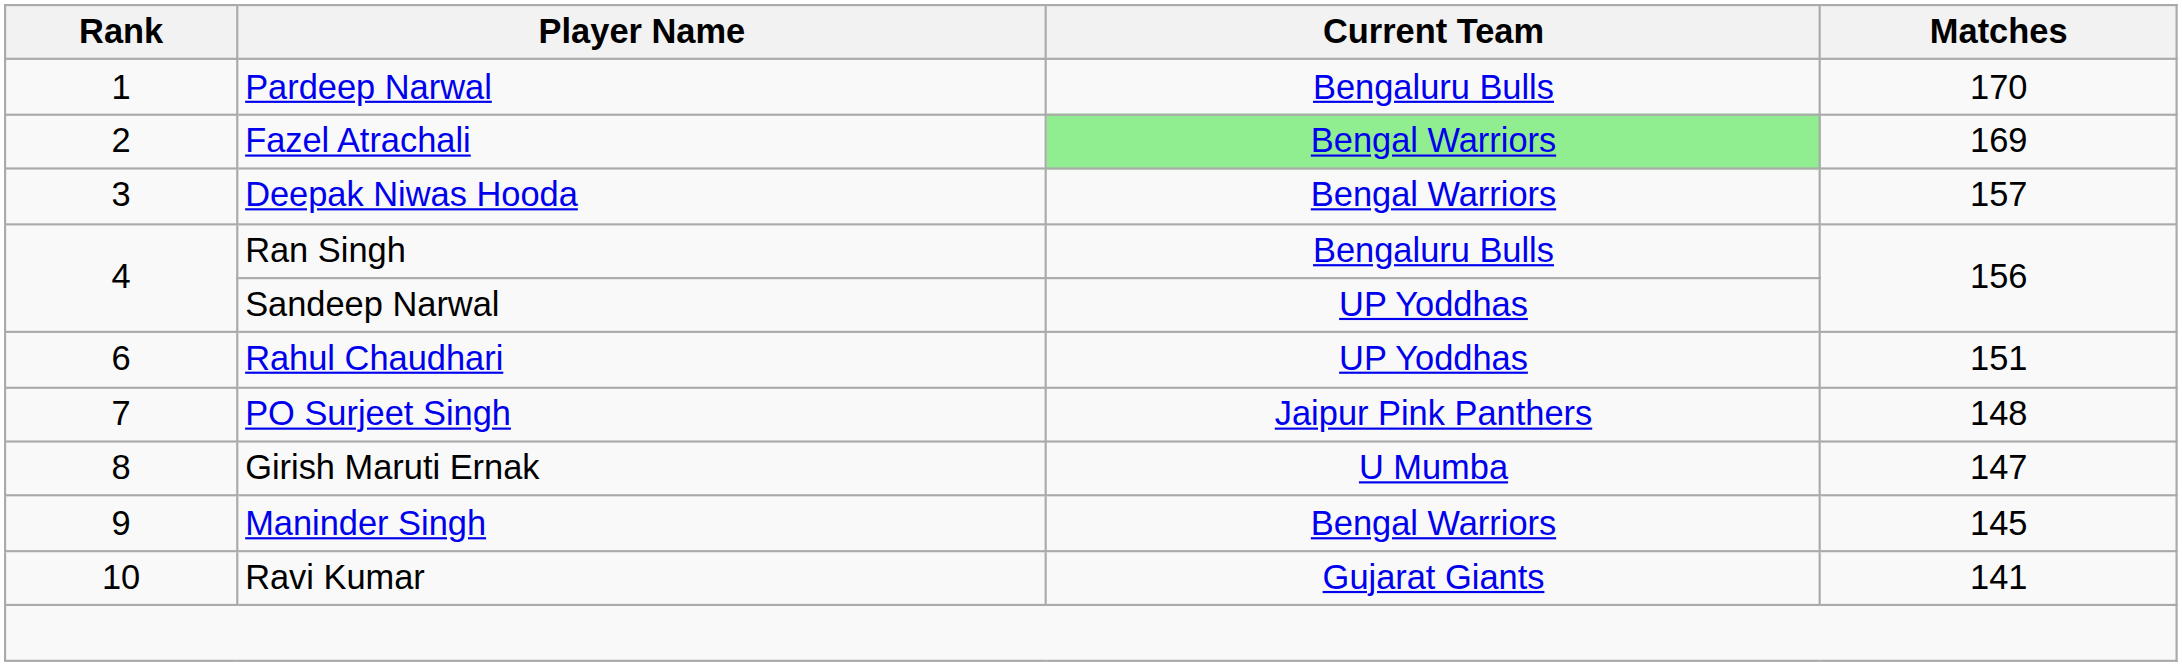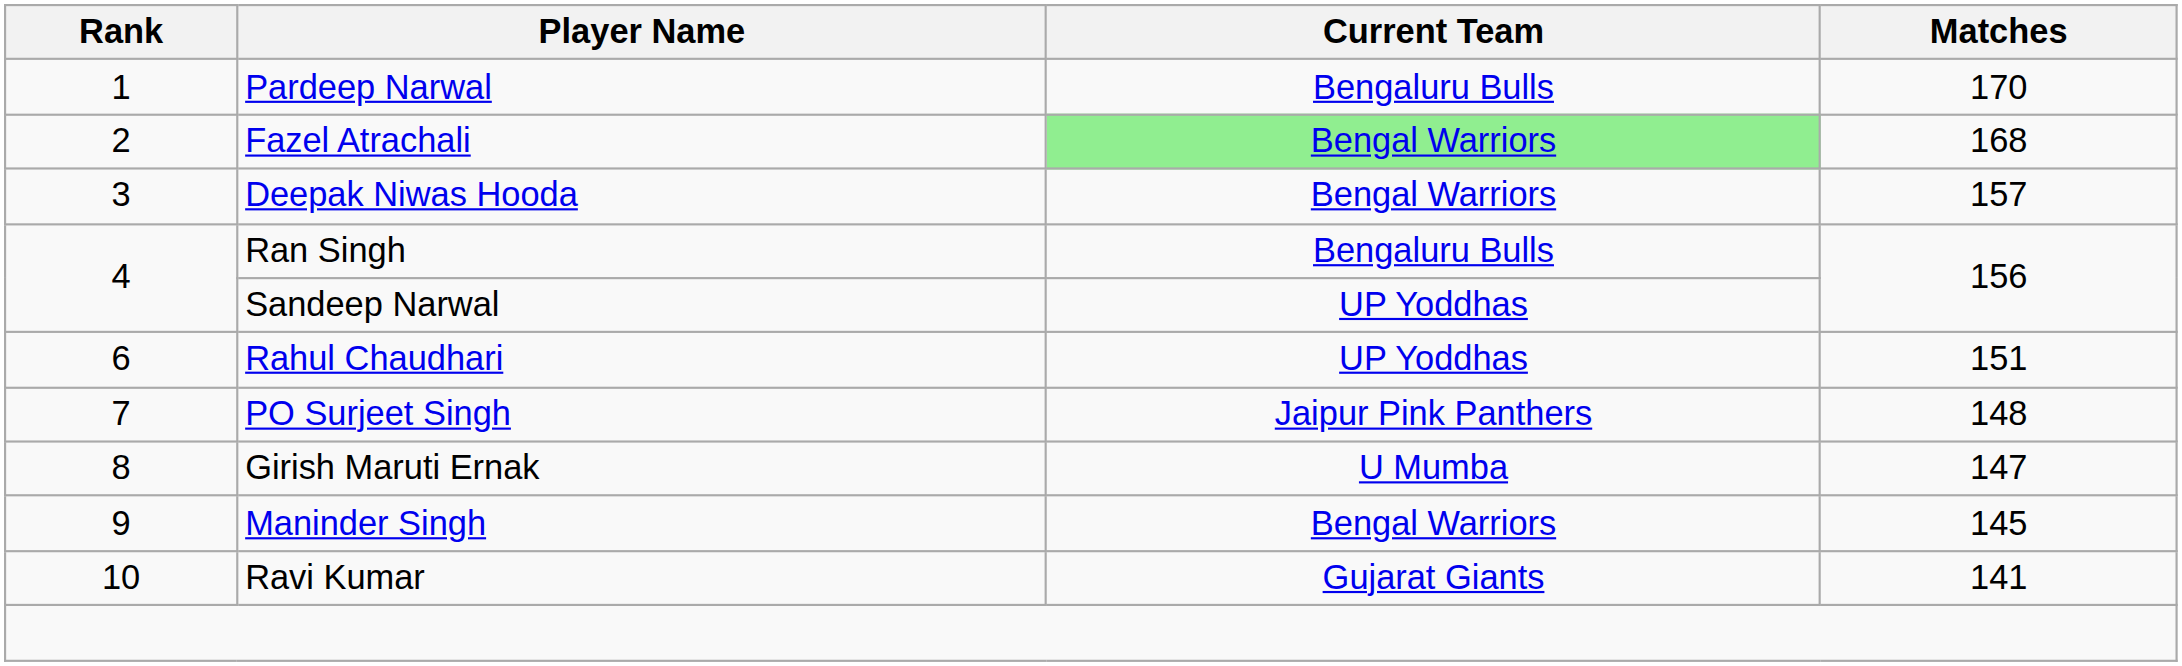(1999, 140) 169 -> (1999, 140) 168
